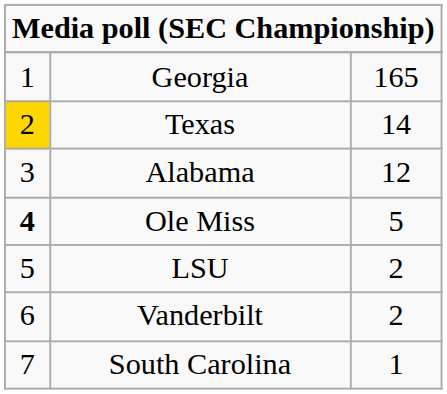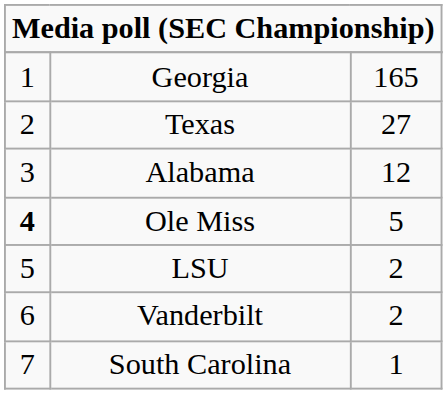(27, 124) gold background -> (27, 124) no background
(396, 124) 14 -> (396, 124) 27
